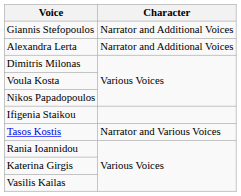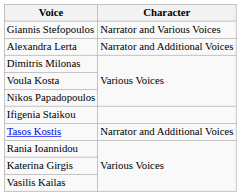(167, 30) Narrator and Additional Voices -> (160, 30) Narrator and Various Voices
(160, 132) Narrator and Various Voices -> (167, 132) Narrator and Additional Voices
